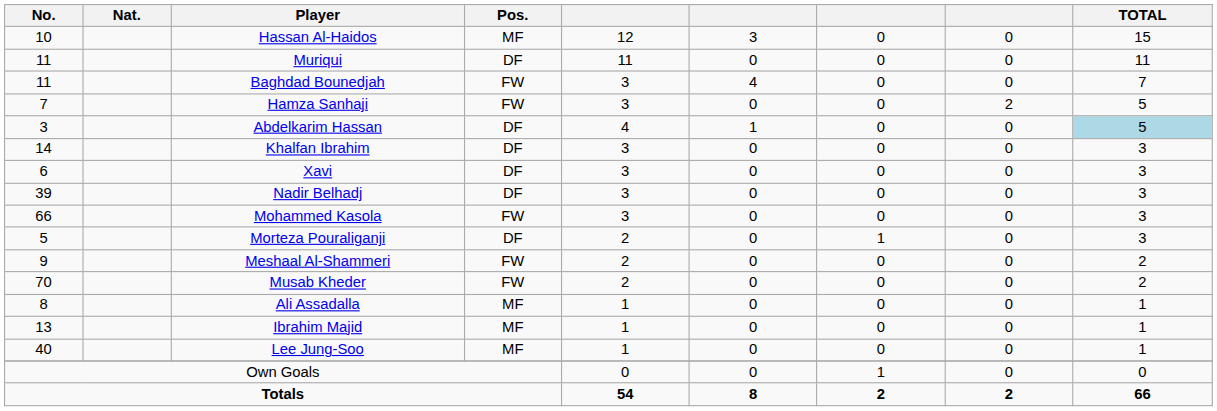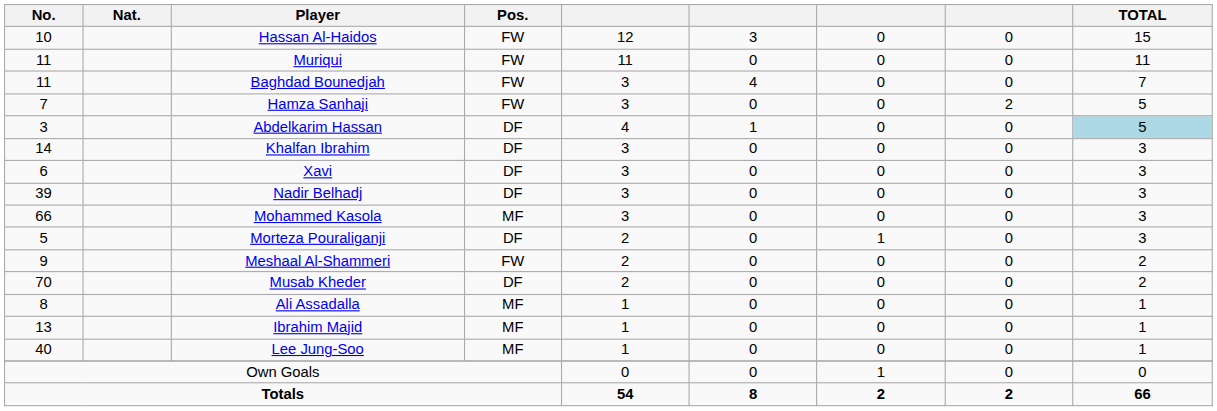(513, 37) MF -> (513, 37) FW
(513, 59) DF -> (513, 59) FW
(513, 215) FW -> (513, 215) MF
(513, 282) FW -> (513, 282) DF
